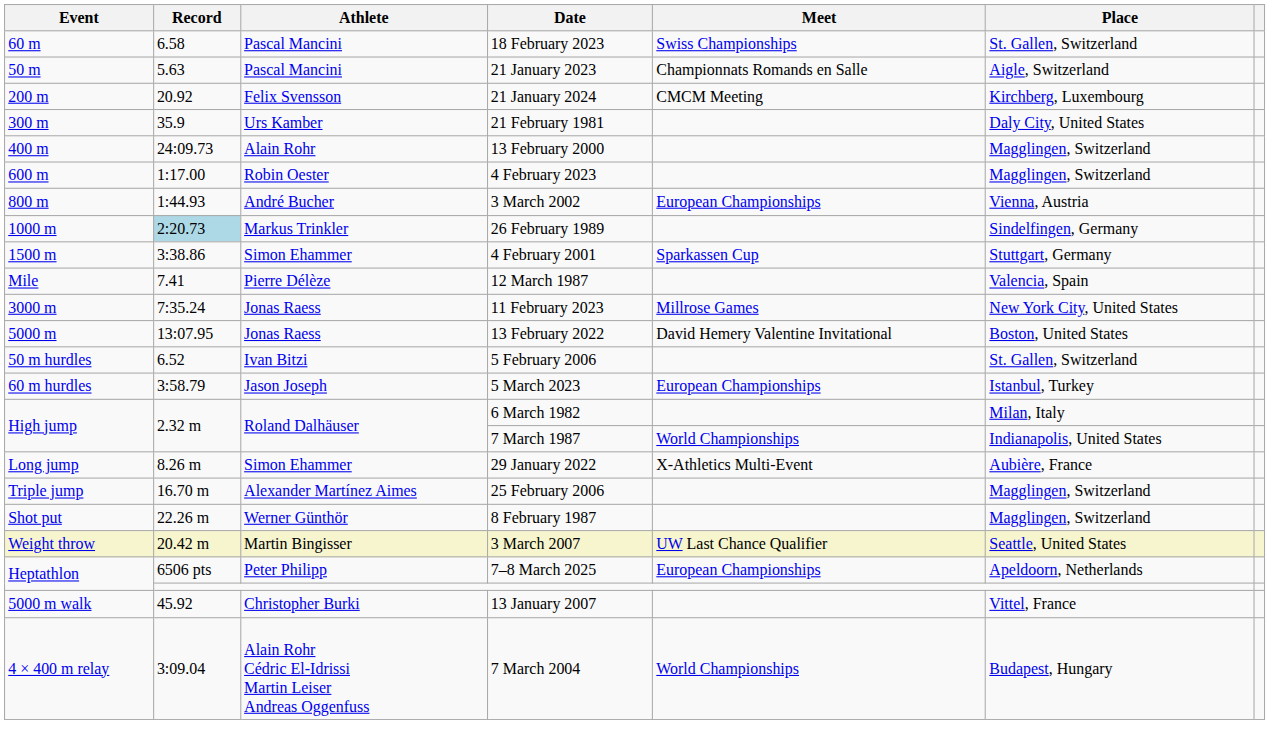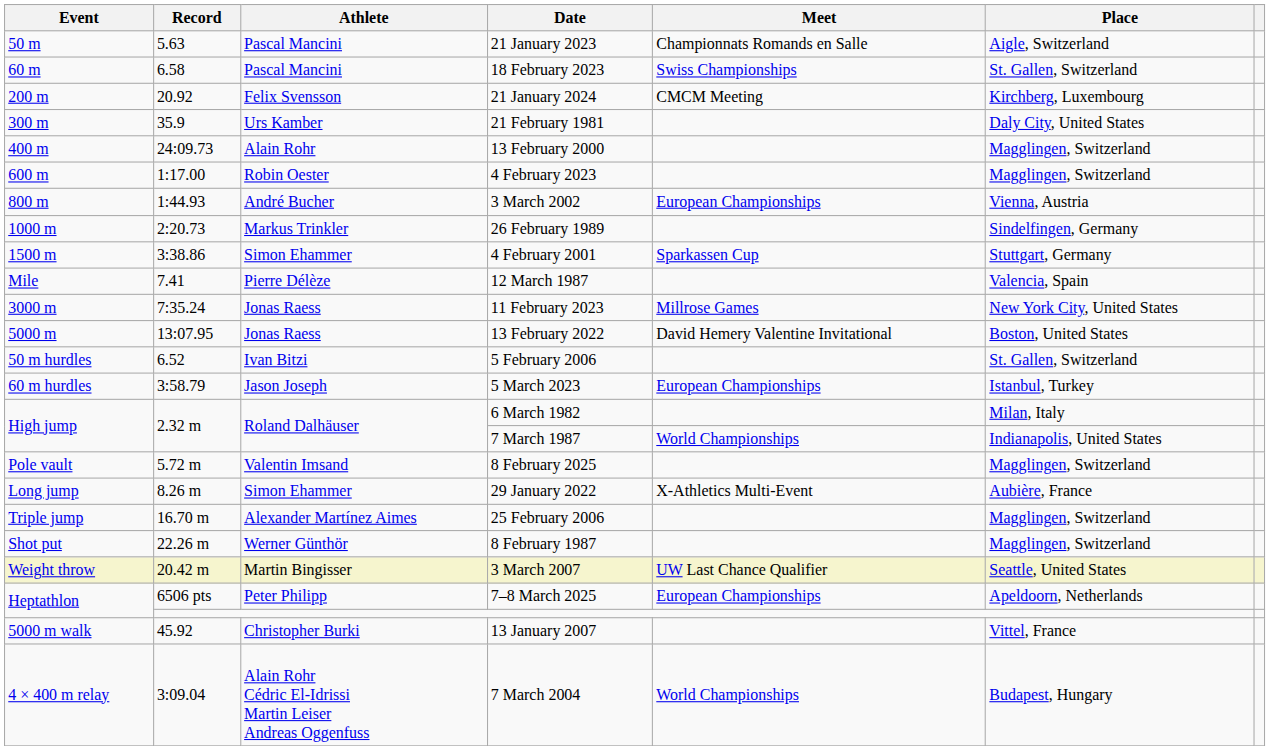rows swapped: (544, 70) <-> (548, 44)
(181, 228) lightblue background -> (181, 228) no background
+ row: (544, 465)
